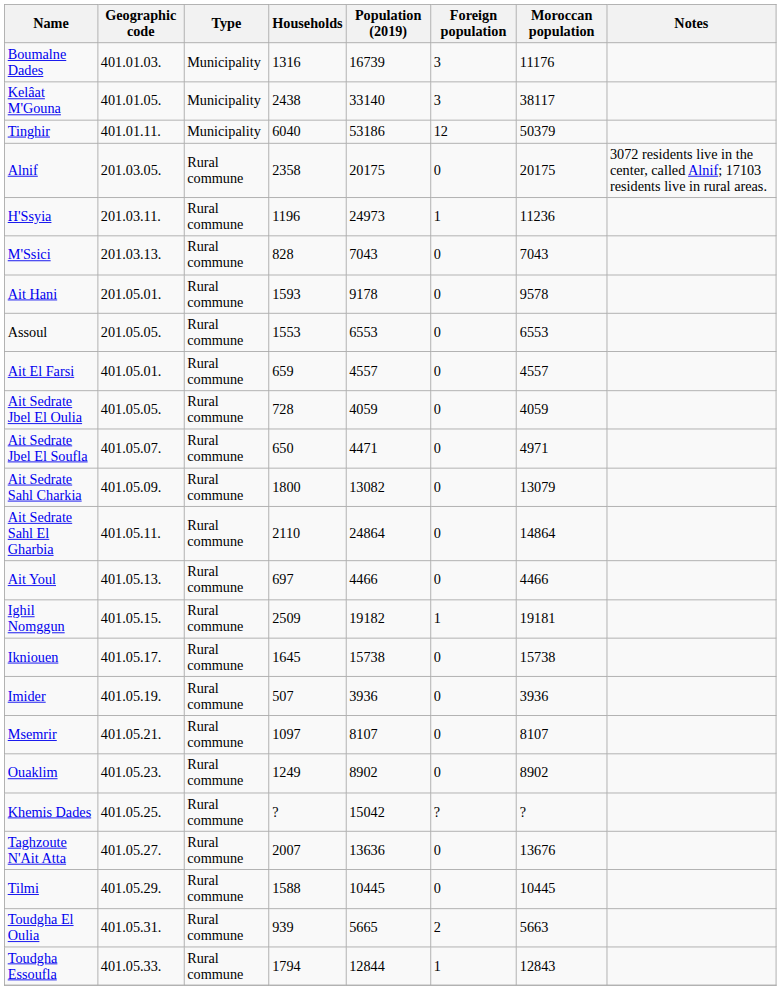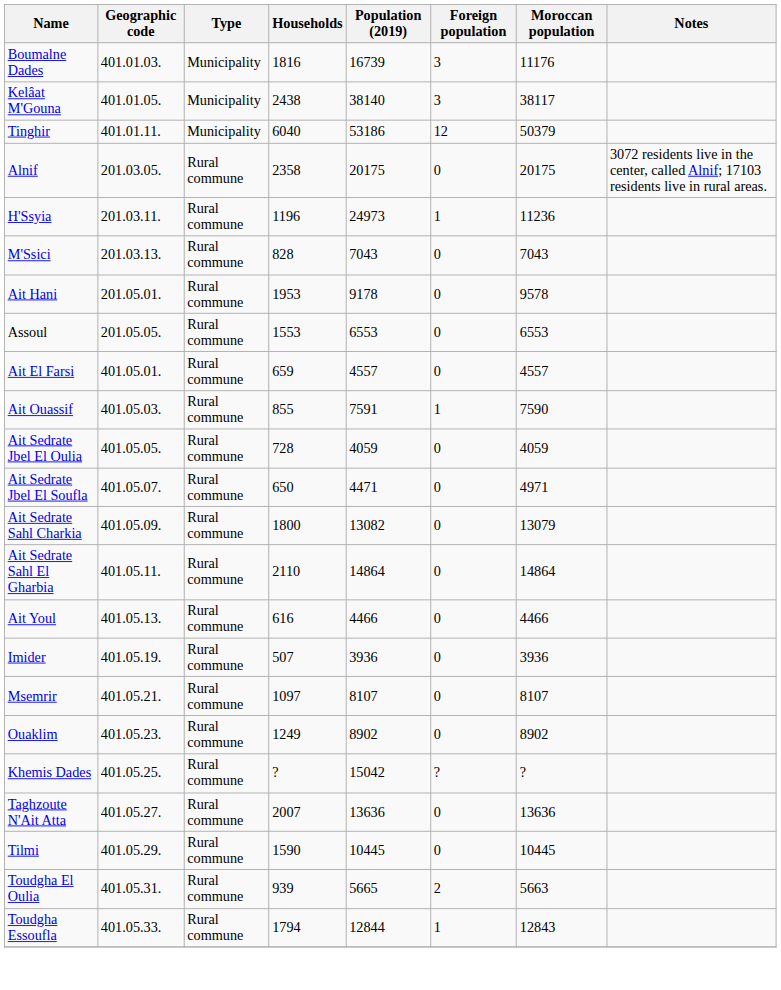(286, 62) 1316 -> (286, 62) 1816
(367, 101) 33140 -> (367, 101) 38140
(286, 294) 1593 -> (286, 294) 1953
+ row: (40, 409)
(367, 533) 24864 -> (367, 572) 14864
(283, 580) 697 -> (283, 618) 616
- row: (36, 618)
- row: (33, 657)
(538, 850) 13676 -> (538, 811) 13636
(286, 889) 1588 -> (286, 850) 1590
